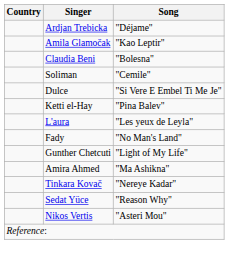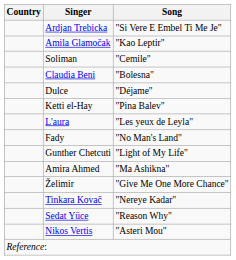(134, 28) "Déjame" -> (169, 28) "Si Vere E Embel Ti Me Je"
rows swapped: (61, 75) <-> (70, 59)
(169, 91) "Si Vere E Embel Ti Me Je" -> (134, 91) "Déjame"
+ row: (60, 185)
